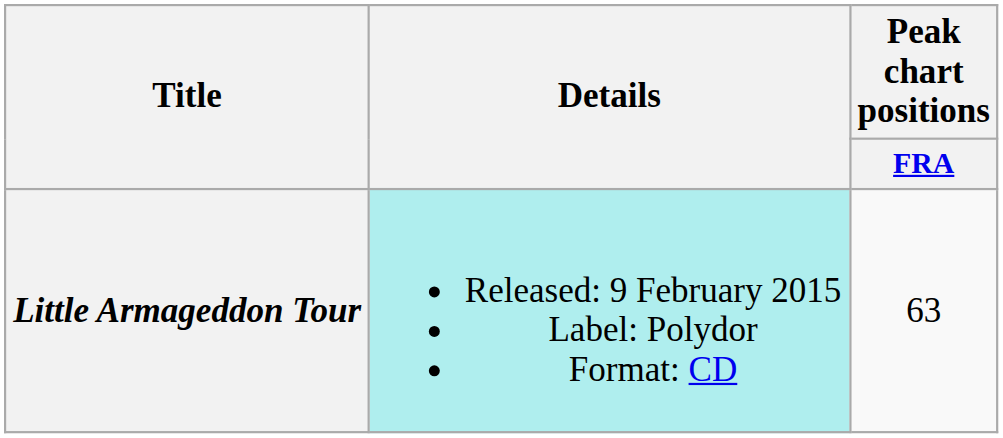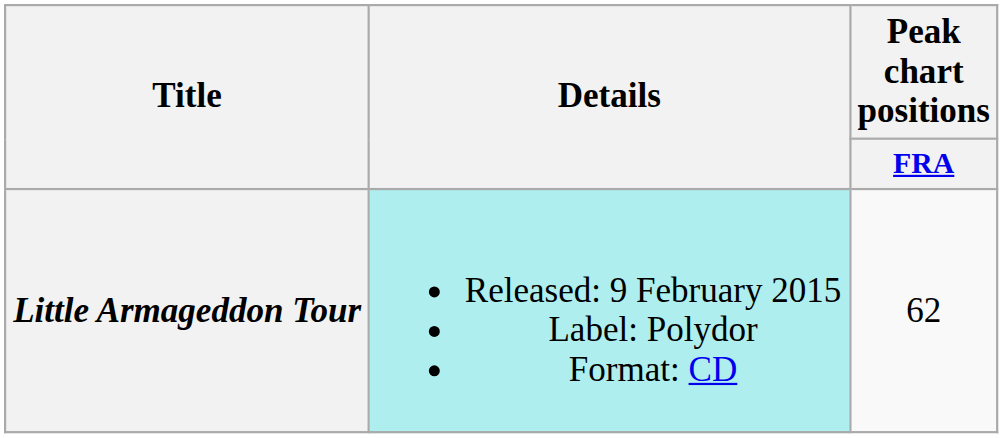(924, 310) 63 -> (924, 310) 62
